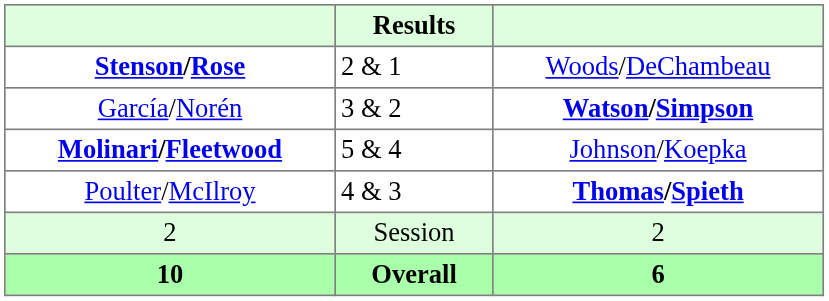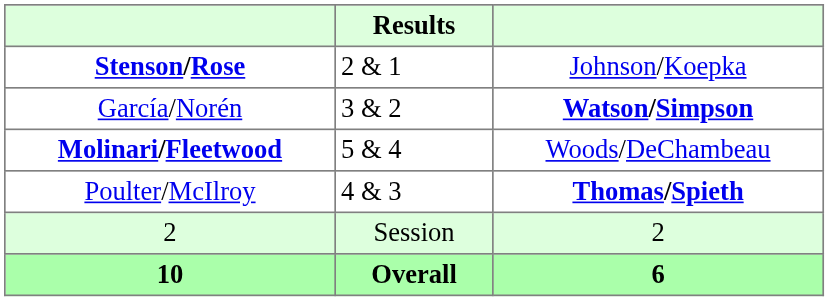(658, 66) Woods/DeChambeau -> (658, 66) Johnson/Koepka
(658, 149) Johnson/Koepka -> (658, 149) Woods/DeChambeau
